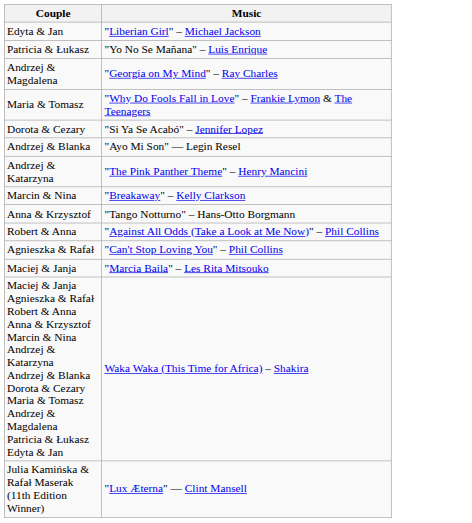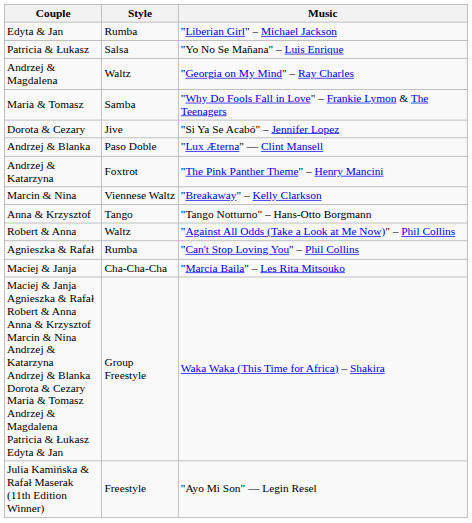+ column: (140, 13)
(173, 147) "Ayo Mi Son" — Legin Resel -> (252, 147) "Lux Æterna" — Clint Mansell
(176, 489) "Lux Æterna" — Clint Mansell -> (249, 489) "Ayo Mi Son" — Legin Resel
